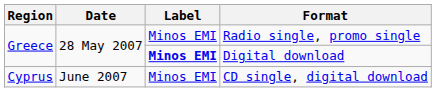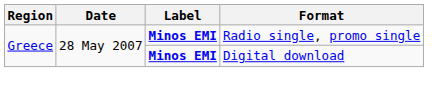(183, 35) normal -> (183, 35) bold
- row: (325, 76)
